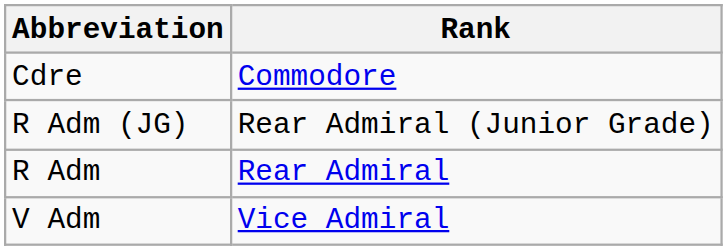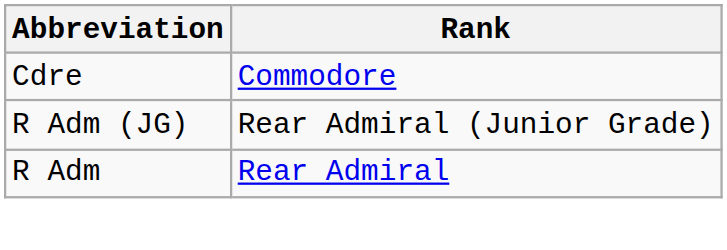- row: (56, 221)
